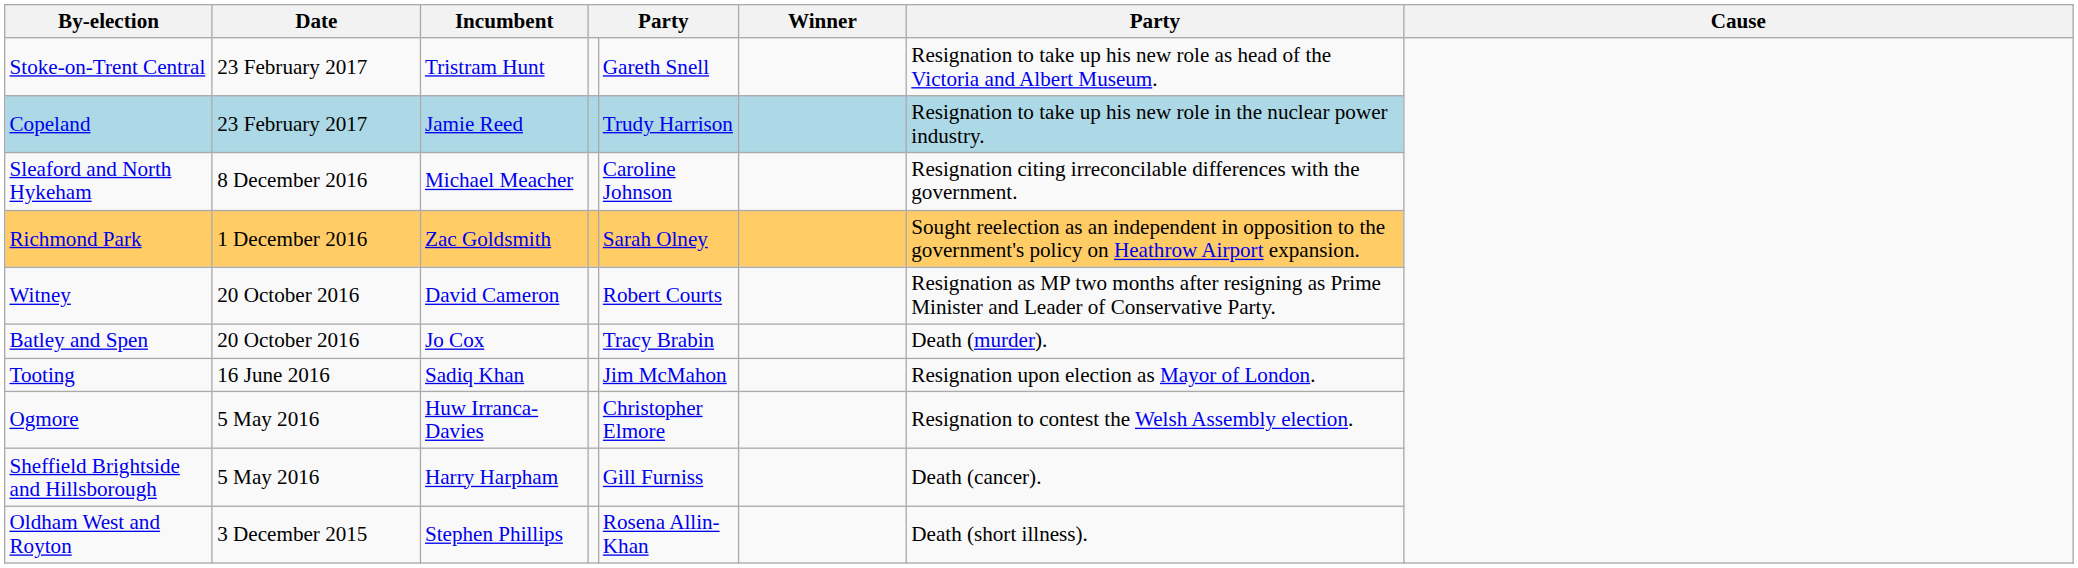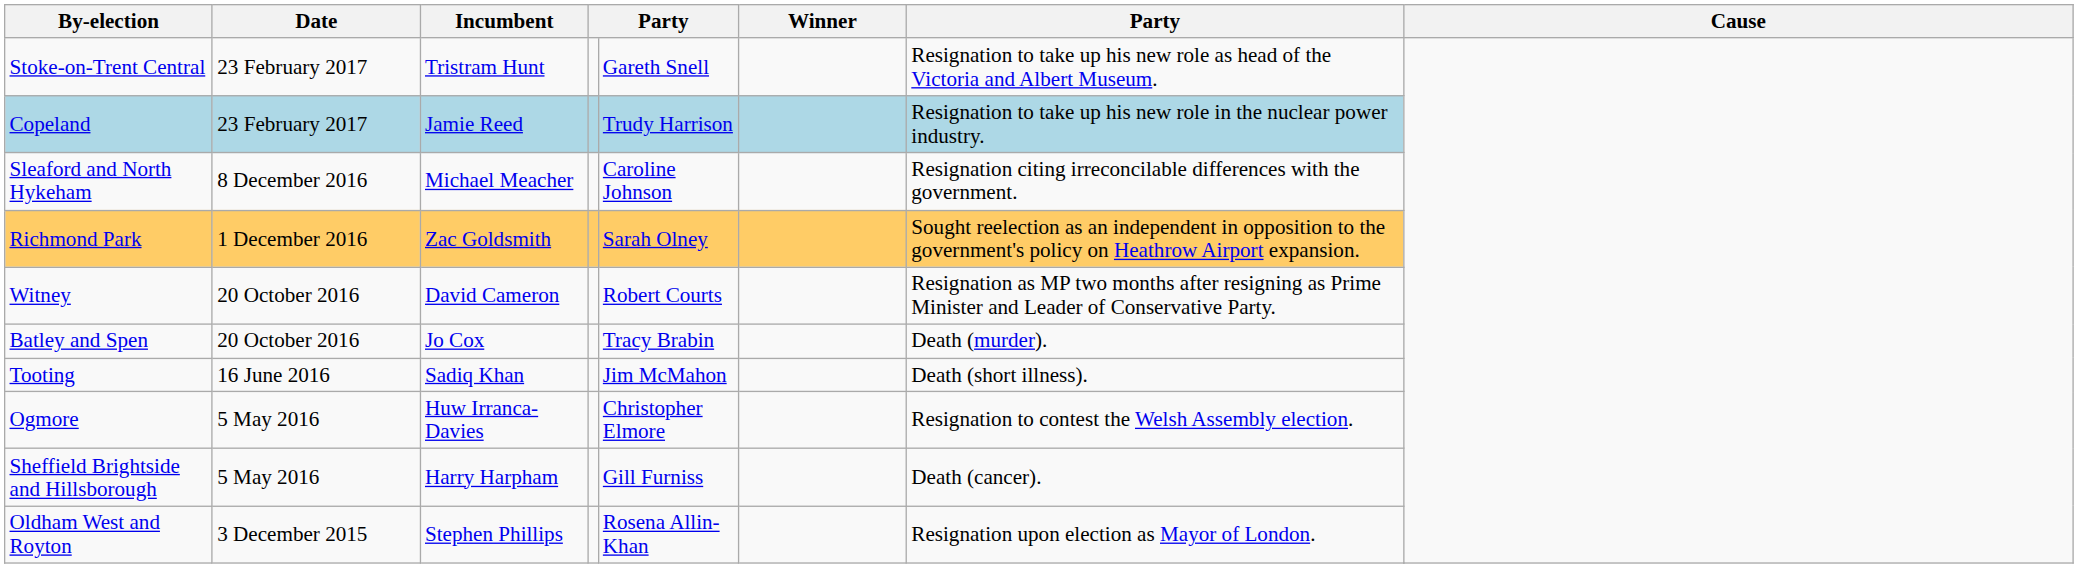(1113, 374) Resignation upon election as Mayor of London. -> (1000, 374) Death (short illness).
(1000, 534) Death (short illness). -> (1113, 534) Resignation upon election as Mayor of London.
